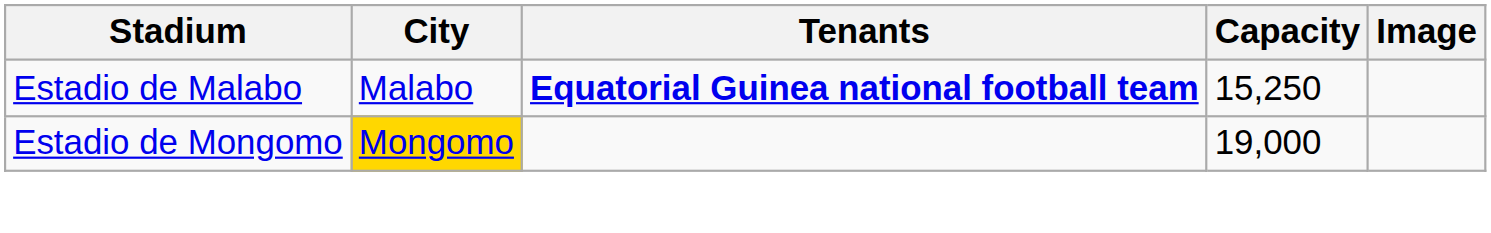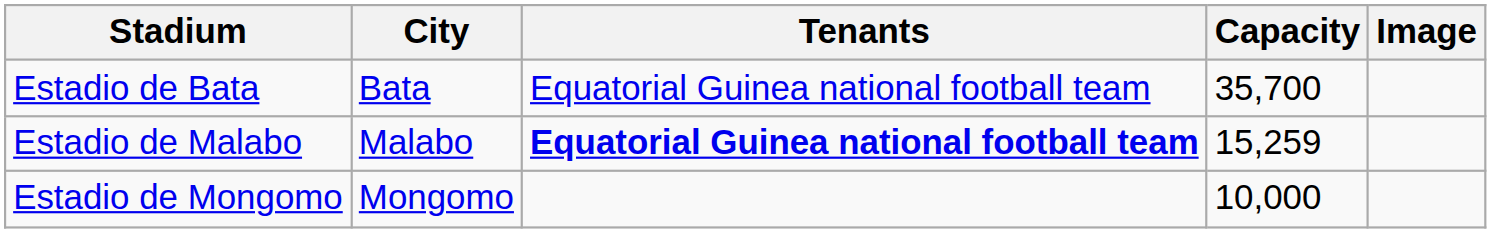+ row: (136, 87)
(1268, 87) 15,250 -> (1268, 142) 15,259
(436, 142) gold background -> (436, 198) no background
(1268, 142) 19,000 -> (1268, 198) 10,000
